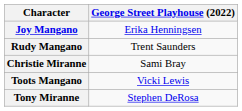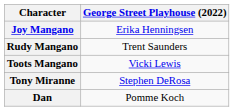- row: (47, 64)
+ row: (42, 98)
